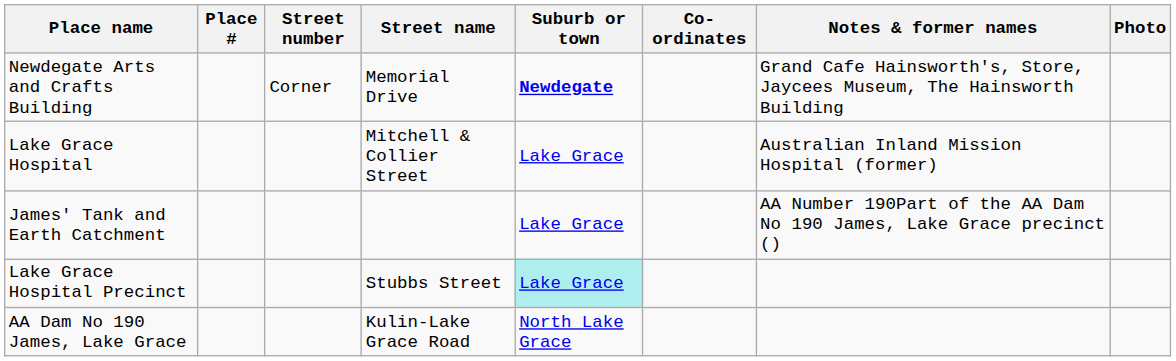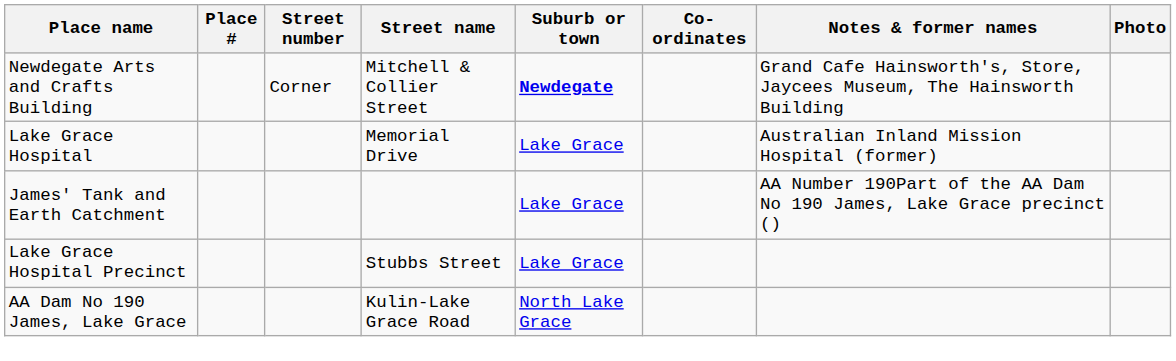(408, 87) Memorial Drive -> (418, 87) Mitchell & Collier Street
(418, 156) Mitchell & Collier Street -> (408, 146) Memorial Drive
(571, 283) paleturquoise background -> (571, 263) no background
